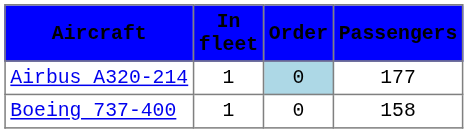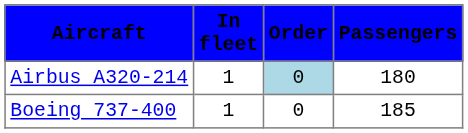(398, 78) 177 -> (398, 78) 180
(398, 111) 158 -> (398, 111) 185
